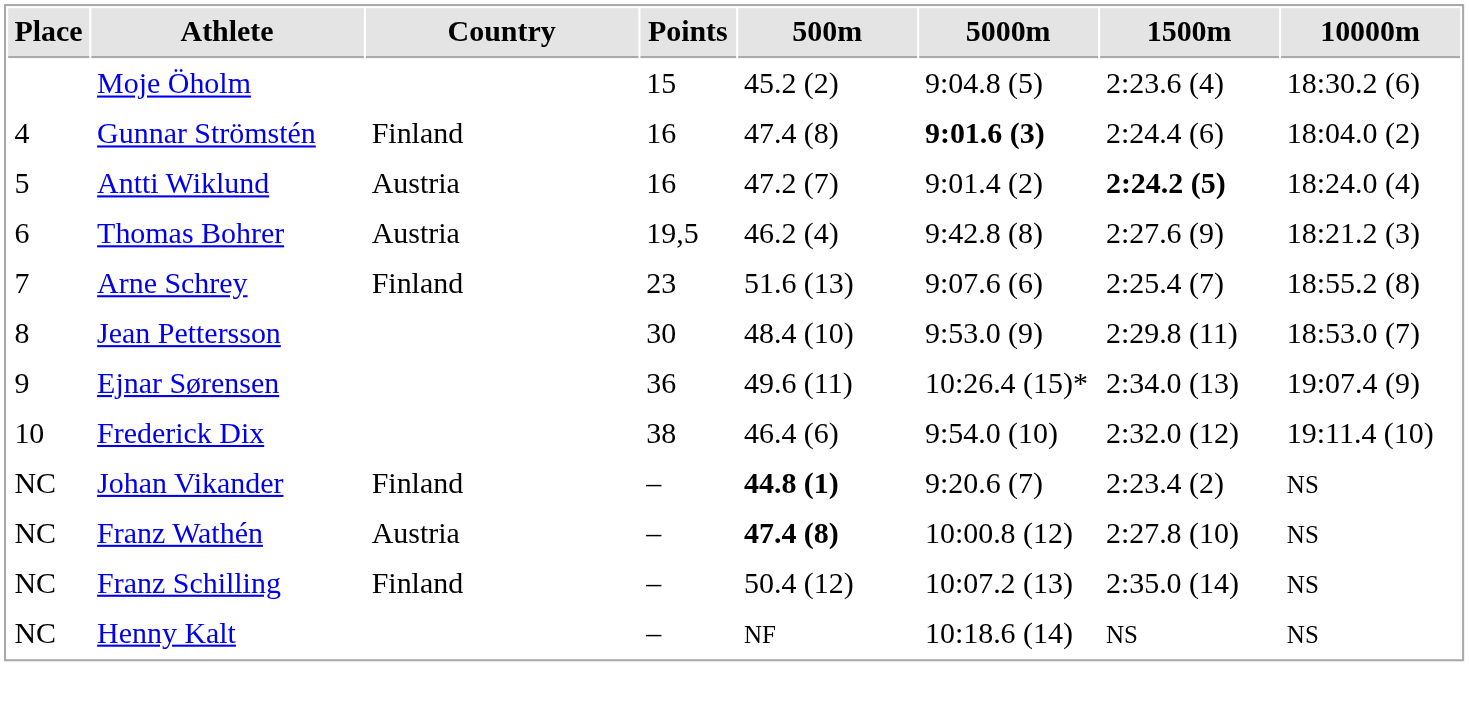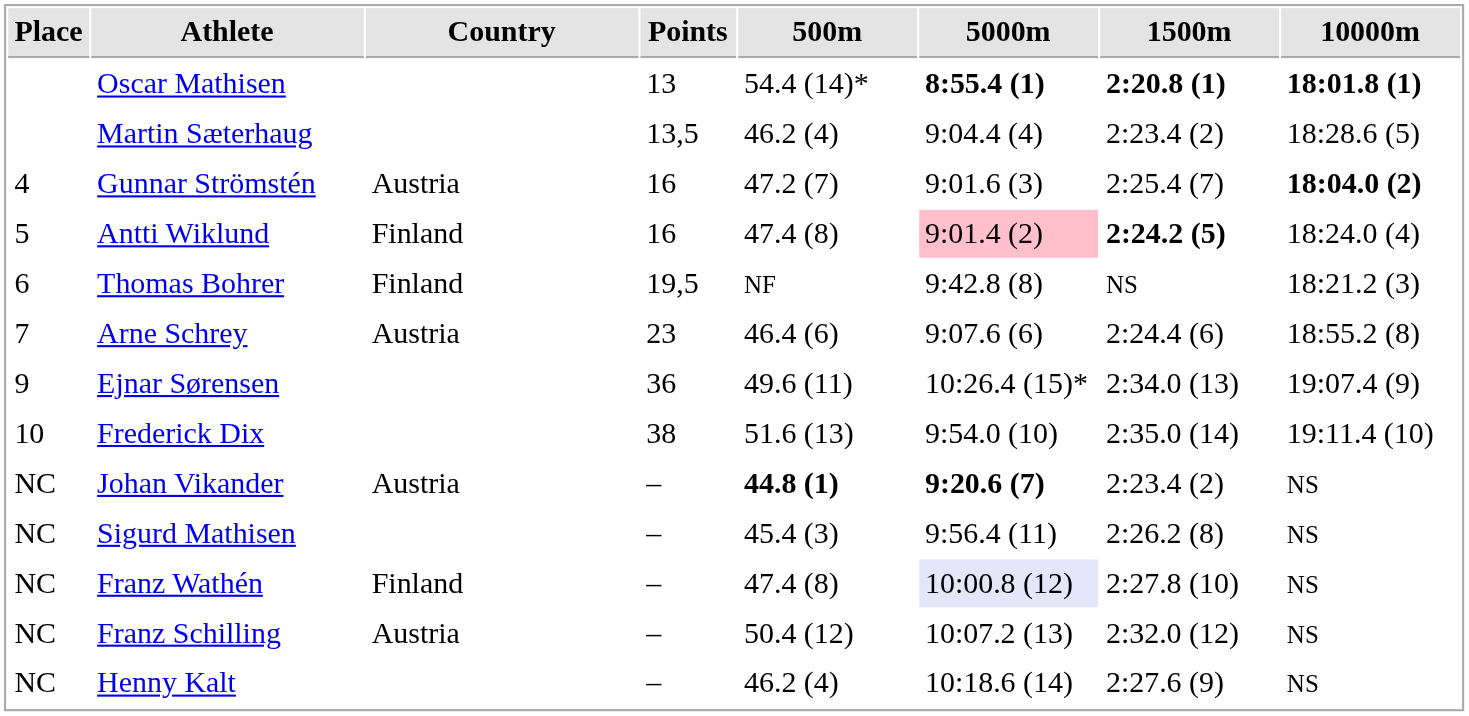+ row: (191, 83)
+ row: (205, 133)
- row: (174, 83)
(417, 133) Finland -> (416, 183) Austria
(791, 133) 47.4 (8) -> (791, 183) 47.2 (7)
(985, 133) bold -> (984, 183) normal
(1165, 133) 2:24.4 (6) -> (1165, 183) 2:25.4 (7)
(1353, 133) normal -> (1354, 183) bold
(416, 183) Austria -> (417, 233) Finland
(791, 183) 47.2 (7) -> (791, 233) 47.4 (8)
(984, 183) no background -> (984, 233) pink background
(416, 233) Austria -> (417, 283) Finland
(791, 233) 46.2 (4) -> (760, 285) NF
(1165, 233) 2:27.6 (9) -> (1122, 285) NS
(417, 283) Finland -> (416, 333) Austria
(799, 283) 51.6 (13) -> (791, 333) 46.4 (6)
(1165, 283) 2:25.4 (7) -> (1165, 333) 2:24.4 (6)
- row: (189, 333)
(791, 432) 46.4 (6) -> (799, 432) 51.6 (13)
(1172, 432) 2:32.0 (12) -> (1172, 432) 2:35.0 (14)
(417, 482) Finland -> (416, 482) Austria
(984, 482) normal -> (985, 482) bold
+ row: (196, 532)
(416, 532) Austria -> (417, 582) Finland
(791, 532) bold -> (791, 582) normal
(999, 532) no background -> (999, 582) lavender background
(417, 582) Finland -> (416, 632) Austria
(1172, 582) 2:35.0 (14) -> (1172, 632) 2:32.0 (12)
(760, 634) NF -> (791, 682) 46.2 (4)
(1122, 634) NS -> (1165, 682) 2:27.6 (9)
